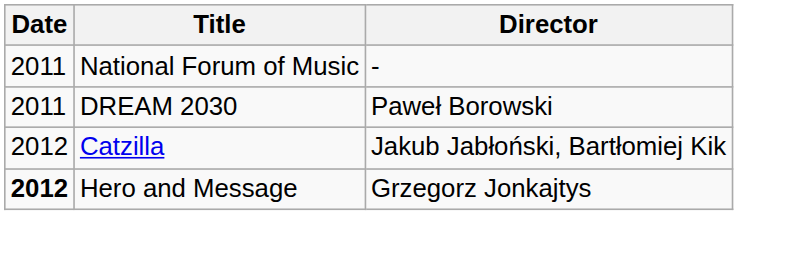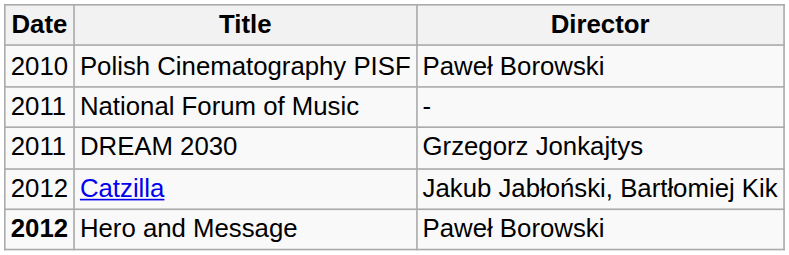+ row: (245, 65)
(462, 106) Paweł Borowski -> (533, 147) Grzegorz Jonkajtys
(481, 188) Grzegorz Jonkajtys -> (513, 229) Paweł Borowski
